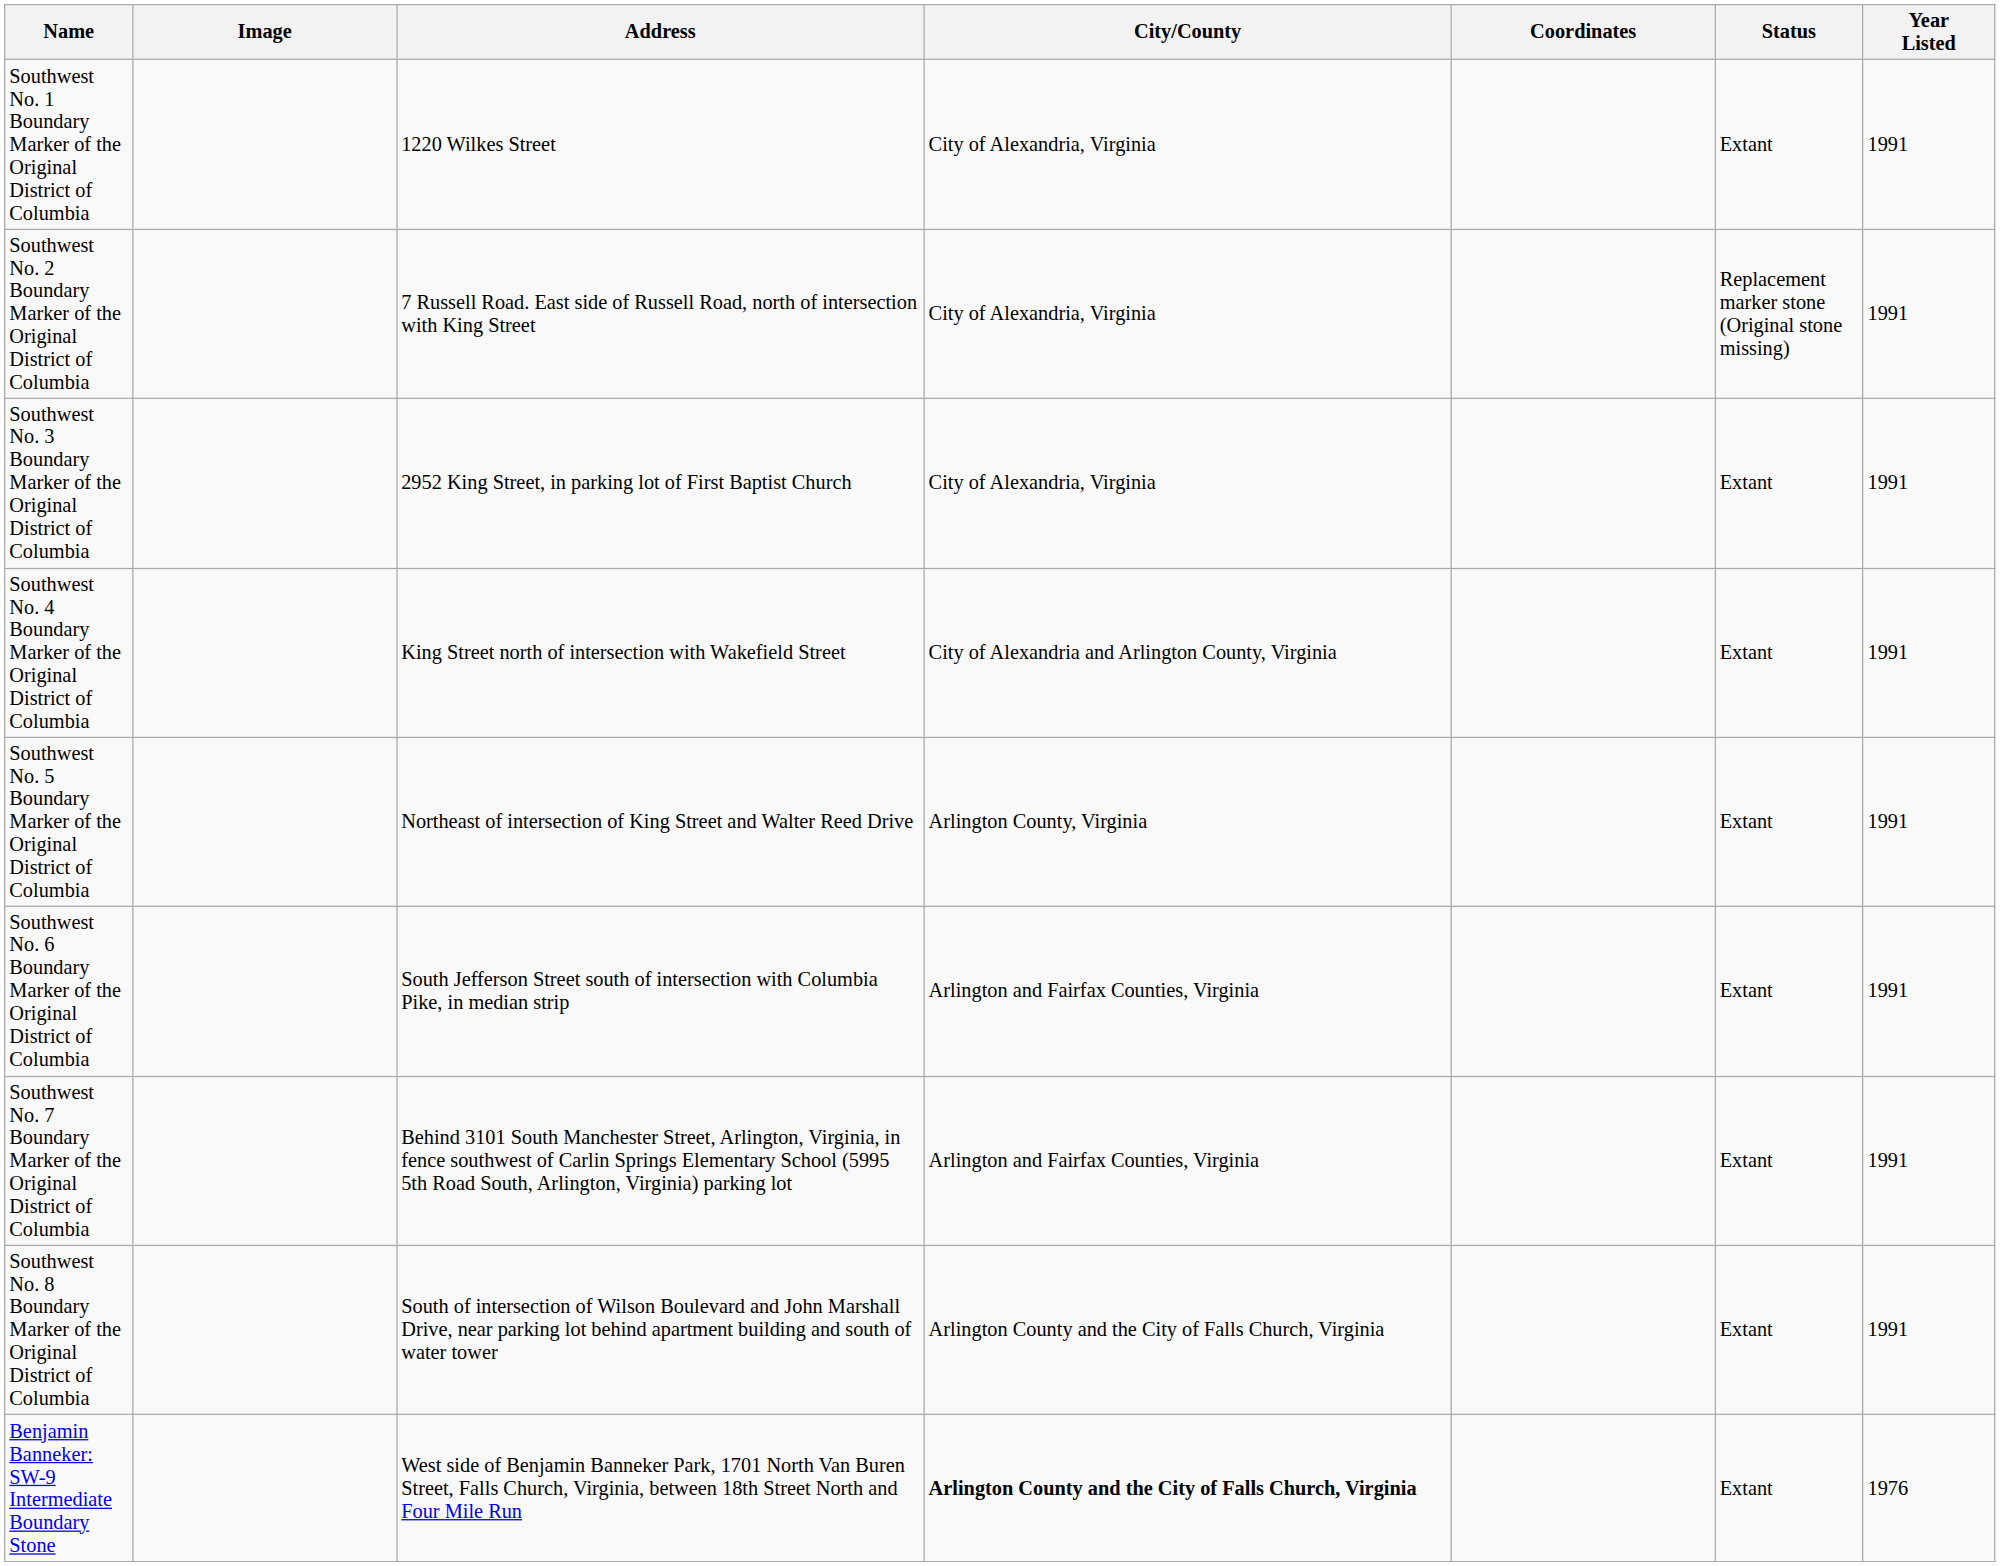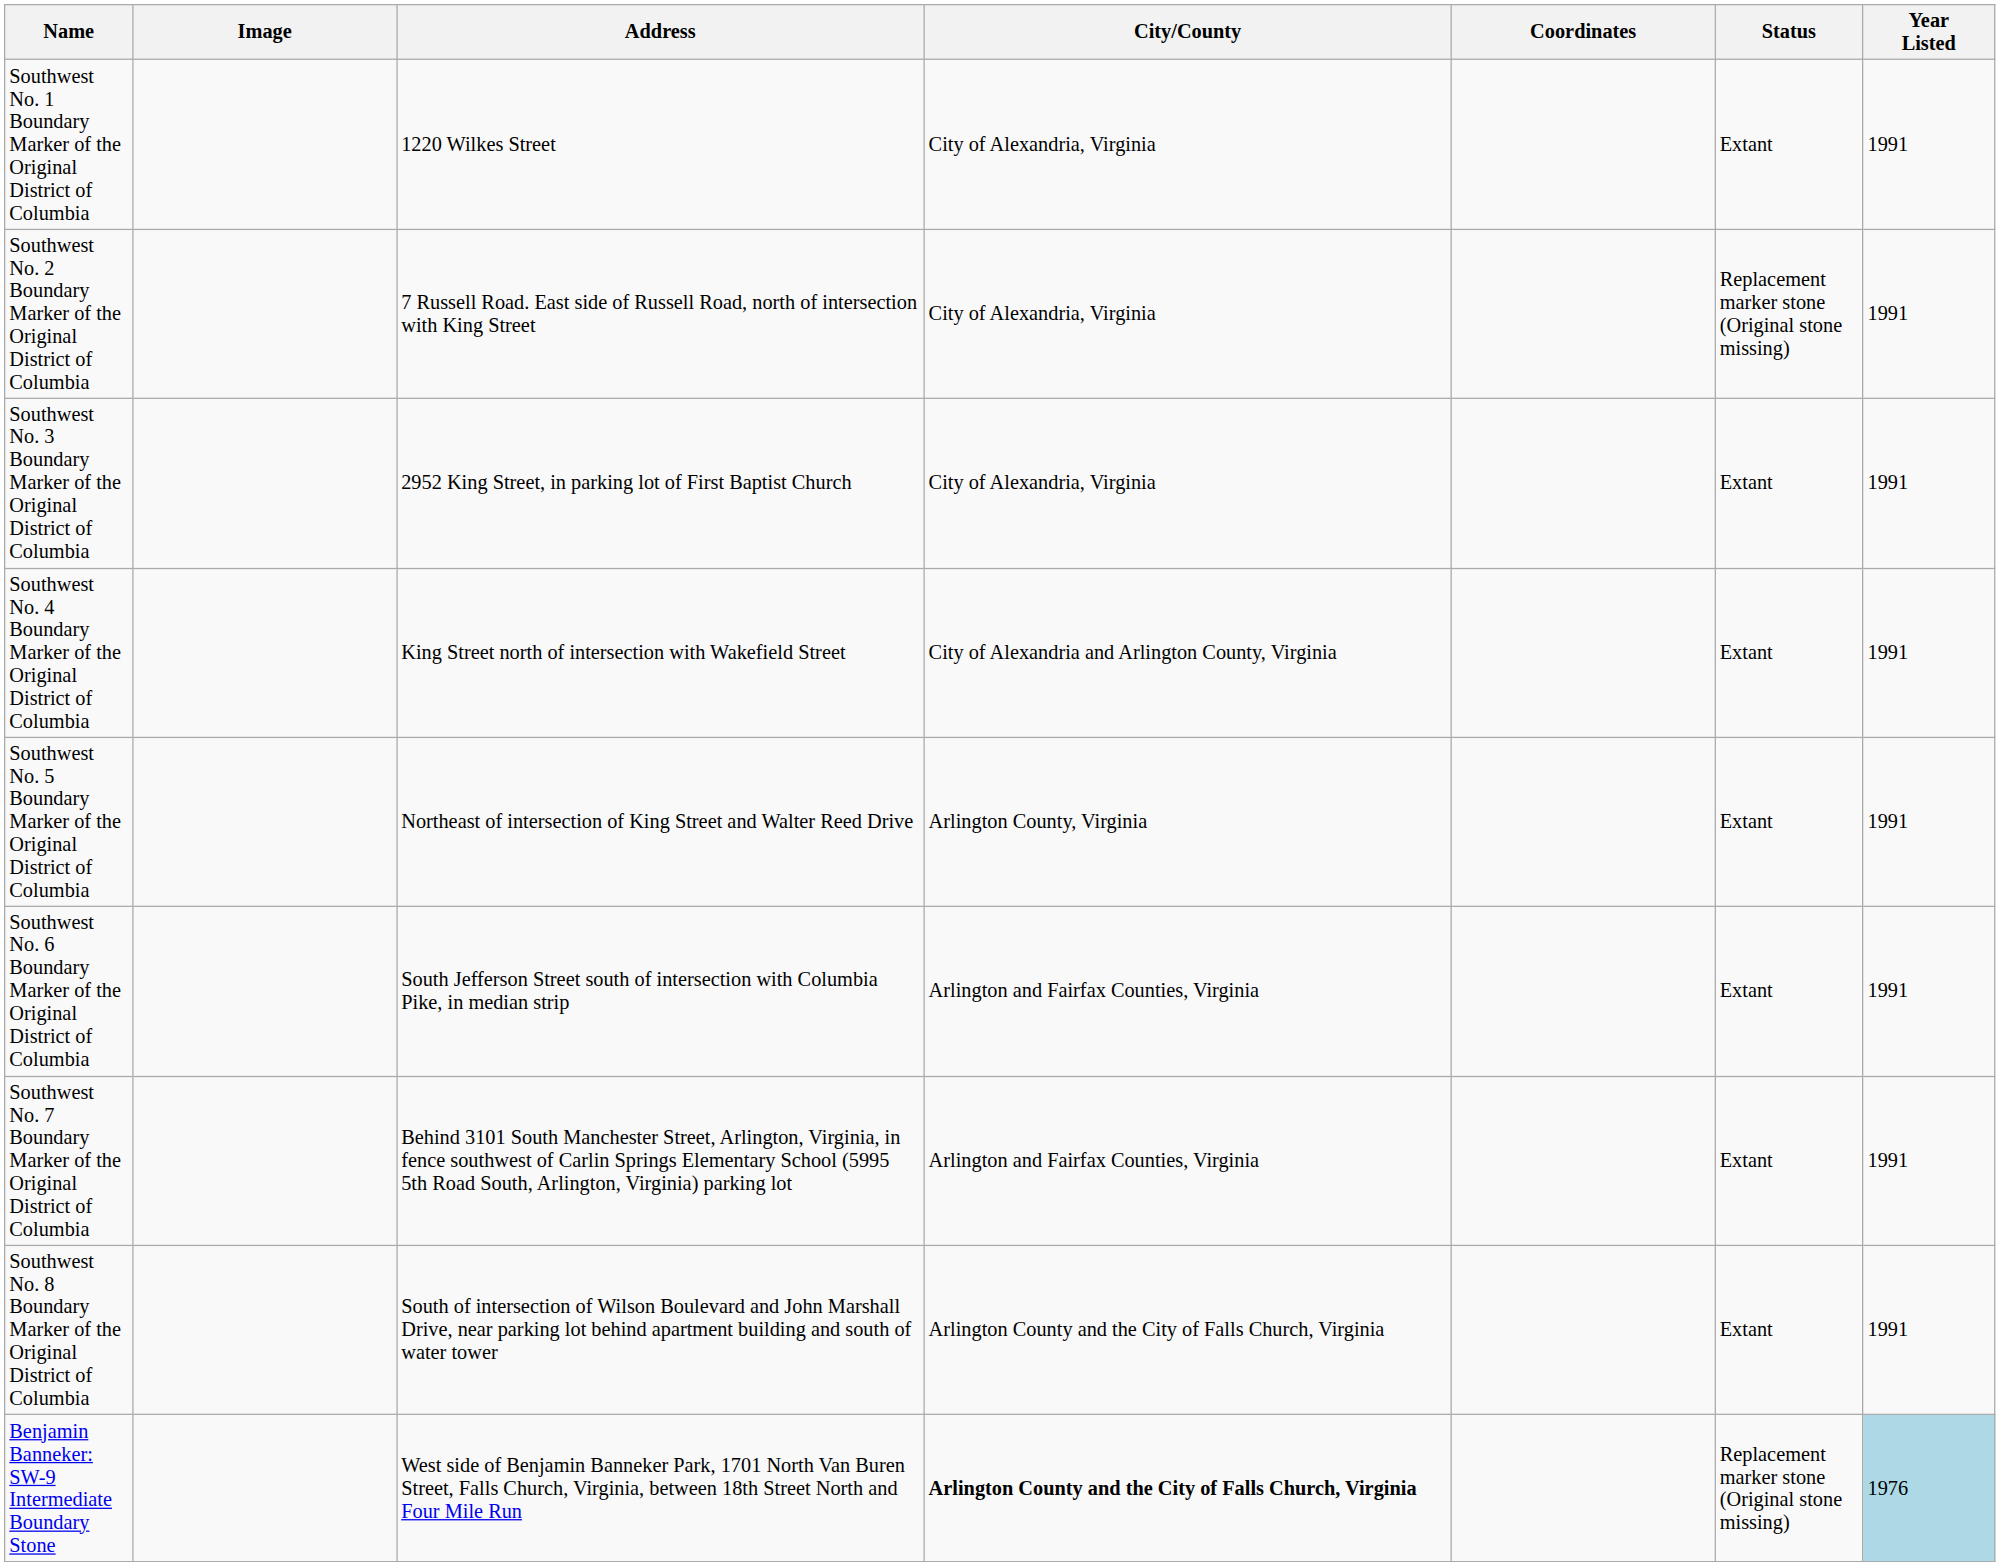(1746, 1487) Extant -> (1781, 1487) Replacement marker stone (Original stone missing)
(1888, 1487) no background -> (1888, 1487) lightblue background
